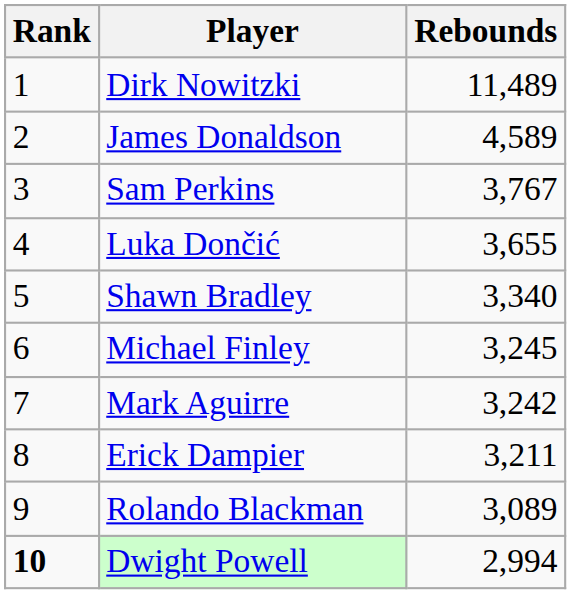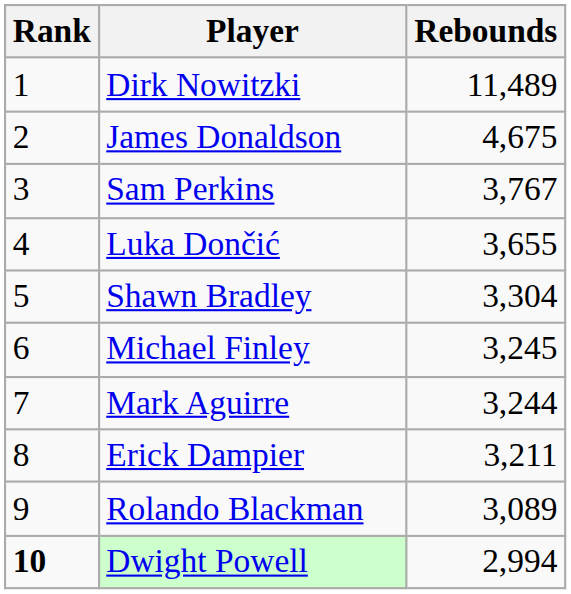(520, 137) 4,589 -> (520, 137) 4,675
(520, 296) 3,340 -> (520, 296) 3,304
(520, 402) 3,242 -> (520, 402) 3,244
